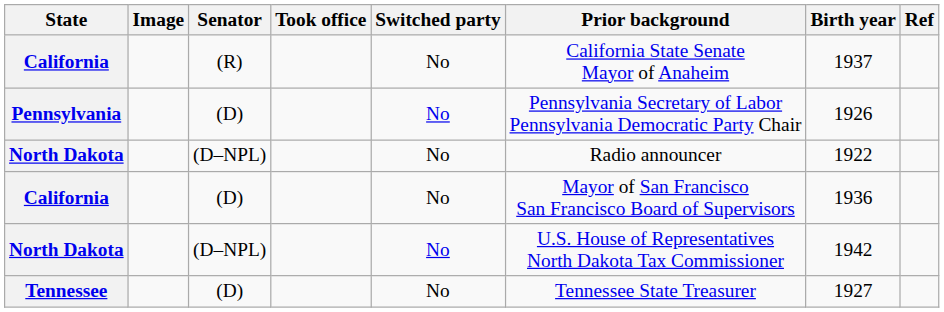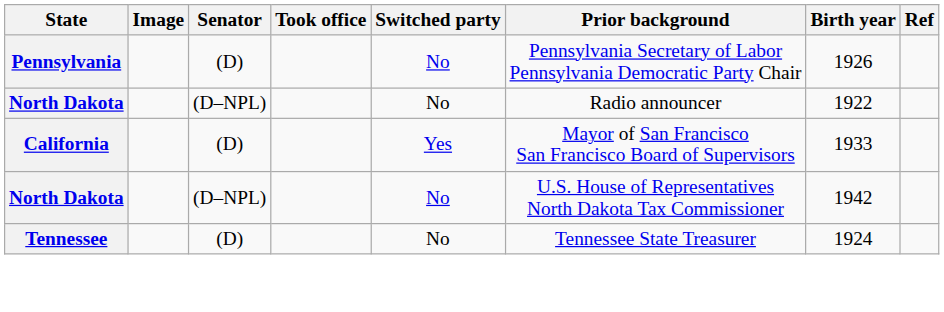- row: (66, 61)
(438, 197) No -> (438, 144) Yes
(853, 197) 1936 -> (853, 144) 1933
(853, 291) 1927 -> (853, 238) 1924
